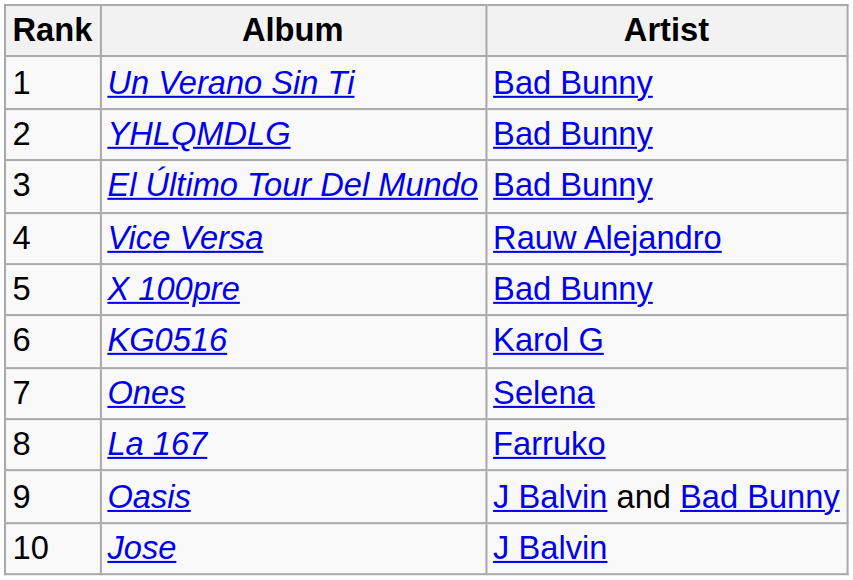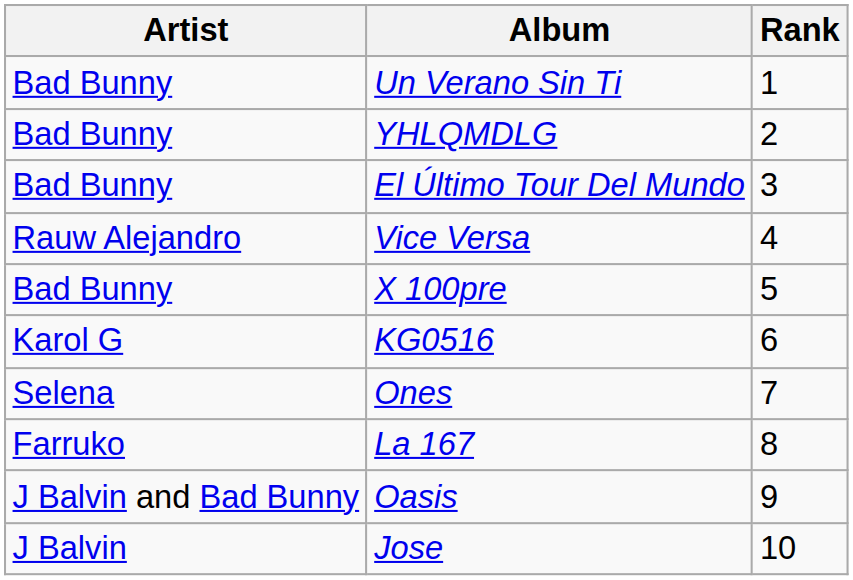columns swapped: (52, 30) <-> (666, 30)
